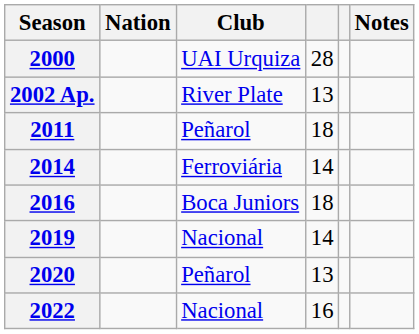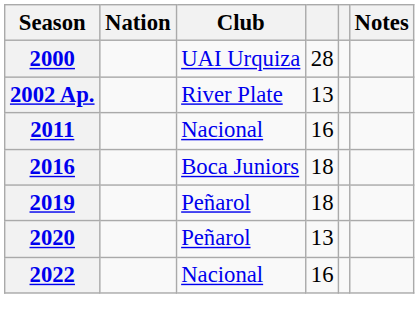(216, 130) Peñarol -> (222, 130) Nacional
(322, 130) 18 -> (322, 130) 16
- row: (52, 166)
(222, 238) Nacional -> (216, 202) Peñarol
(322, 238) 14 -> (322, 202) 18
